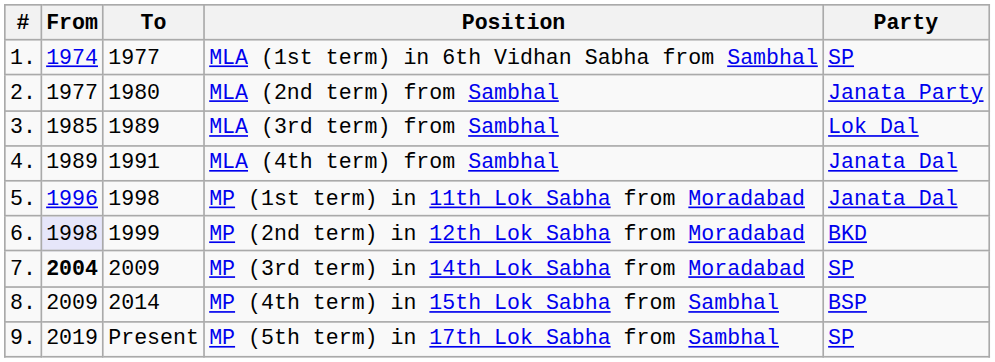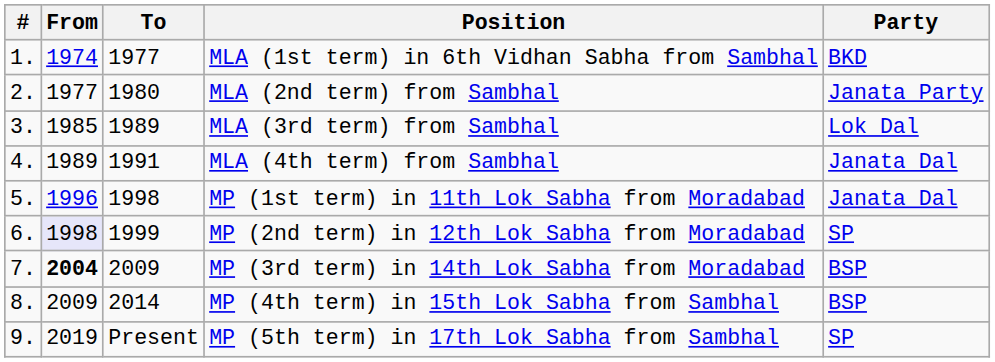(841, 58) SP -> (848, 58) BKD
(848, 233) BKD -> (841, 233) SP
(841, 269) SP -> (848, 269) BSP
